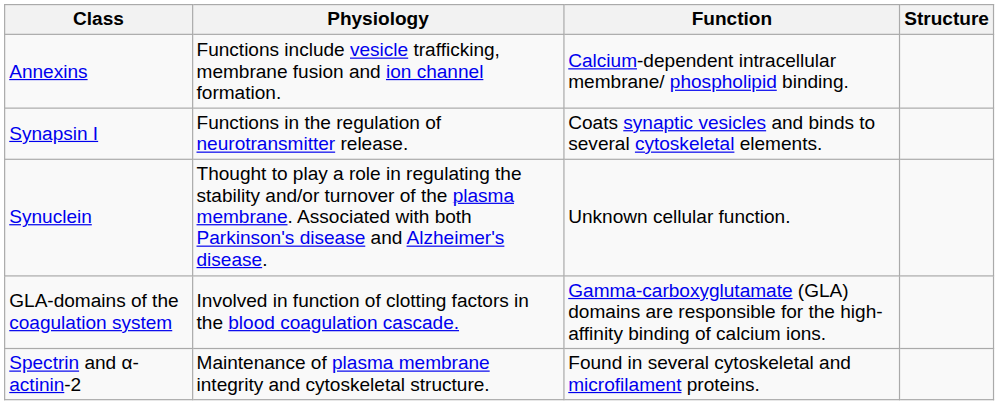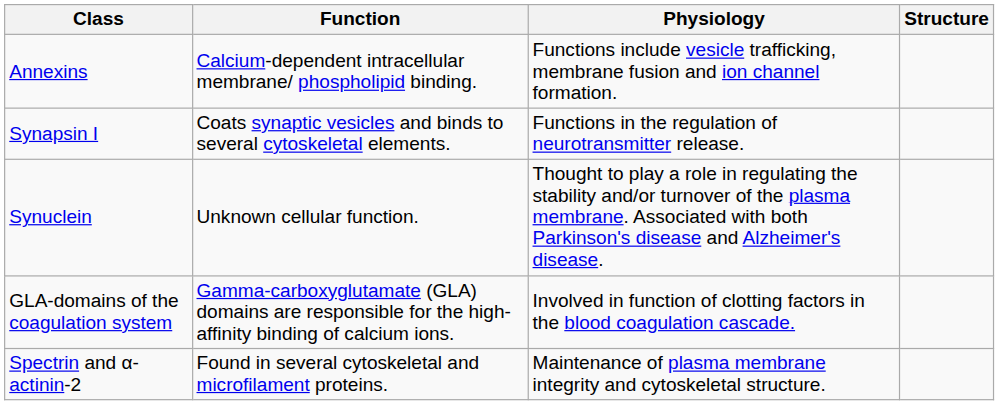columns swapped: (732, 19) <-> (378, 19)
